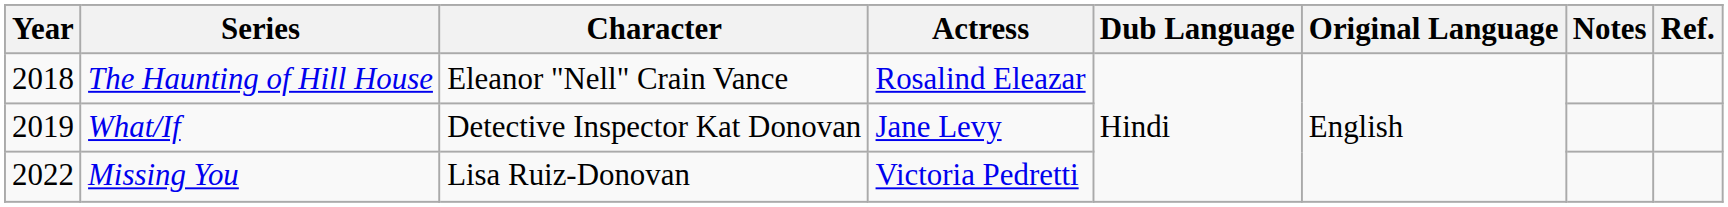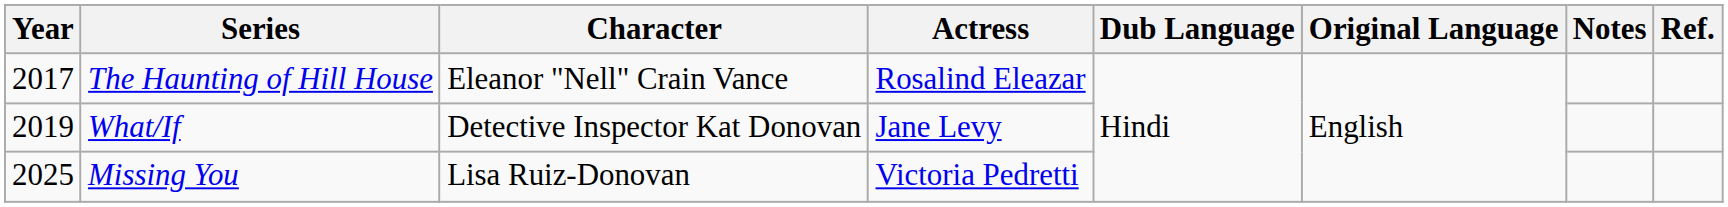(43, 77) 2018 -> (43, 77) 2017
(43, 175) 2022 -> (43, 175) 2025
